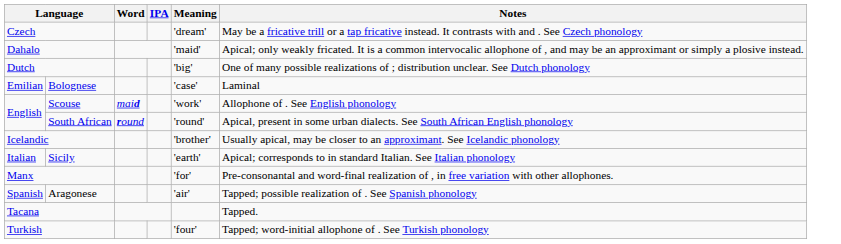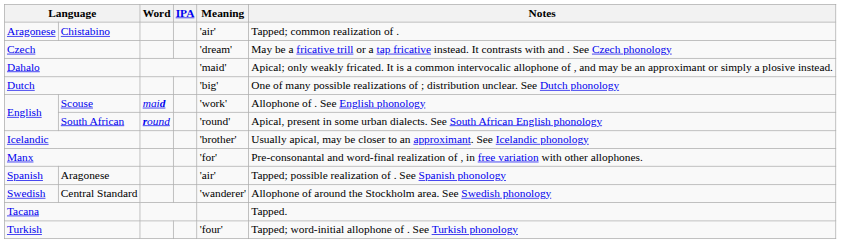+ row: (85, 31)
- row: (72, 85)
- row: (61, 157)
+ row: (99, 193)
